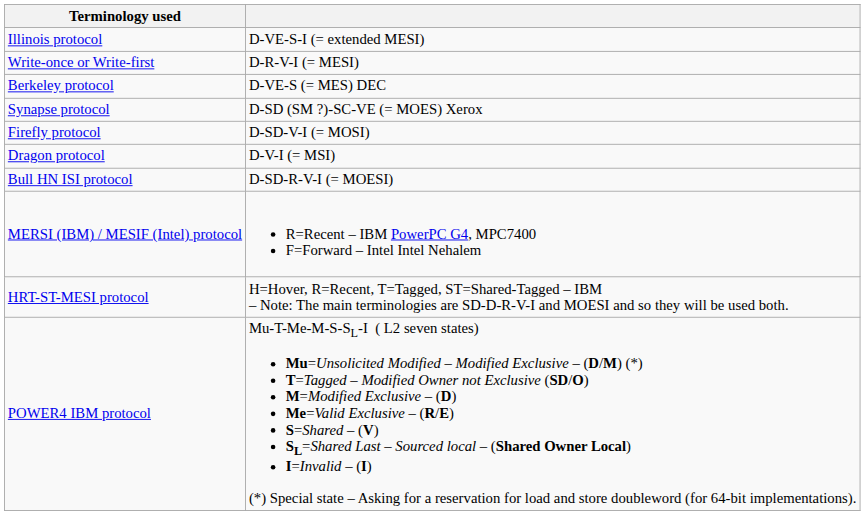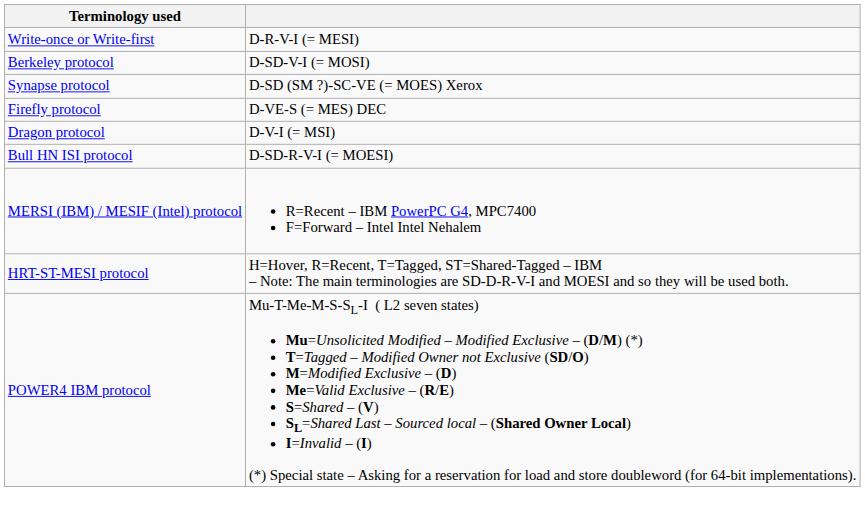- row: (55, 39)
(317, 86) D-VE-S (= MES) DEC -> (313, 62) D-SD-V-I (= MOSI)
(313, 132) D-SD-V-I (= MOSI) -> (317, 109) D-VE-S (= MES) DEC
